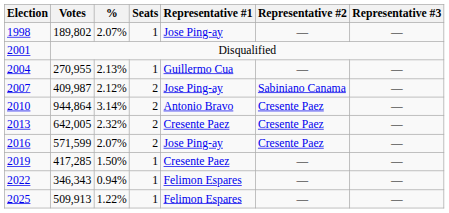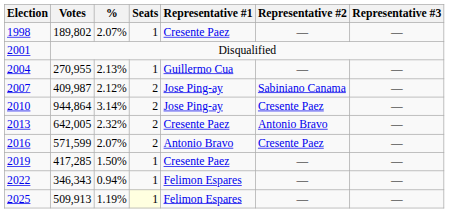(193, 32) Jose Ping-ay -> (196, 32) Cresente Paez
(198, 106) Antonio Bravo -> (193, 106) Jose Ping-ay
(291, 124) Cresente Paez -> (293, 124) Antonio Bravo
(193, 143) Jose Ping-ay -> (198, 143) Antonio Bravo
(112, 198) 1.22% -> (112, 198) 1.19%
(155, 198) no background -> (155, 198) lightyellow background
